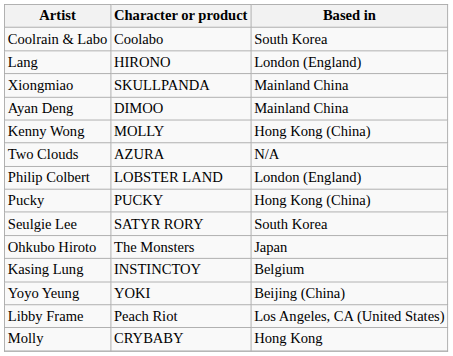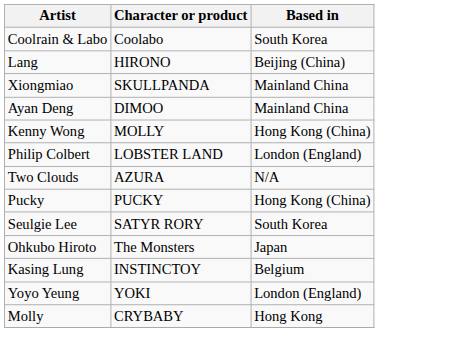(308, 62) London (England) -> (300, 62) Beijing (China)
rows swapped: (49, 177) <-> (43, 154)
(300, 293) Beijing (China) -> (308, 293) London (England)
- row: (46, 316)
